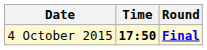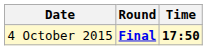columns swapped: (137, 15) <-> (181, 15)
